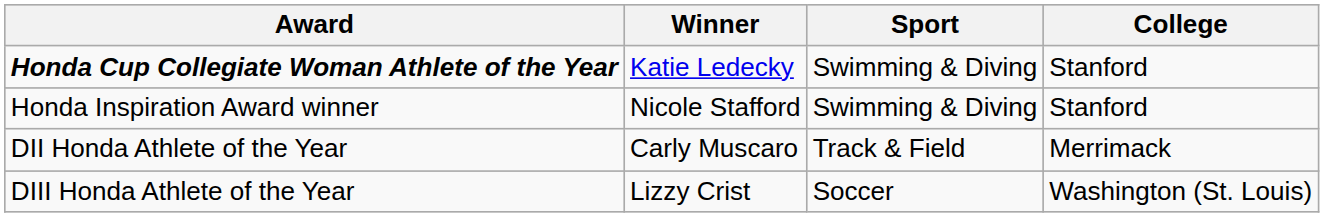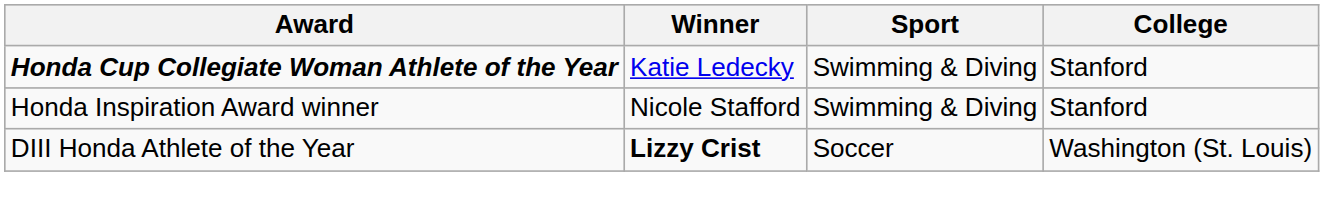- row: (179, 149)
(690, 190) normal -> (695, 149) bold
